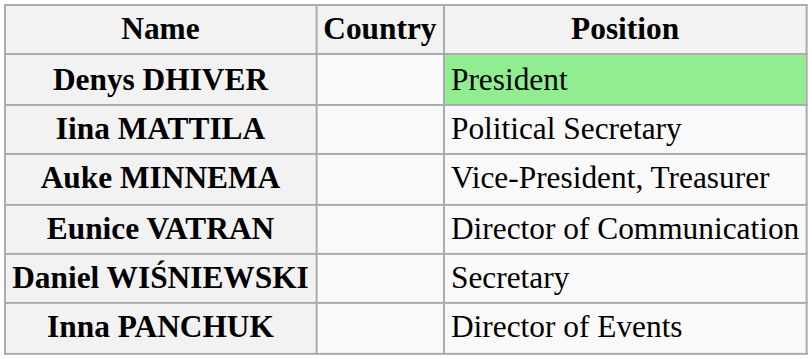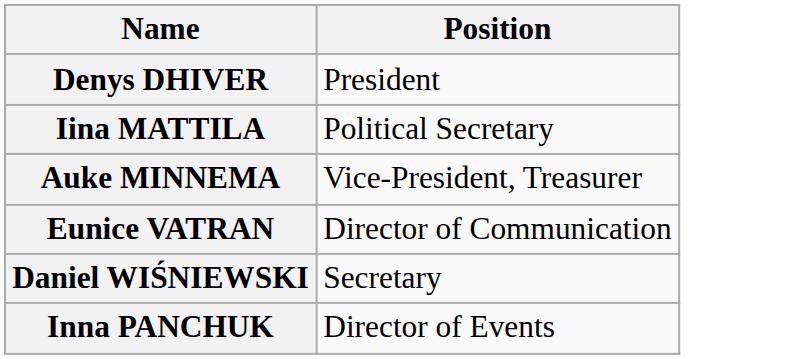- column: (380, 29)
(509, 79) lightgreen background -> (382, 79) no background
